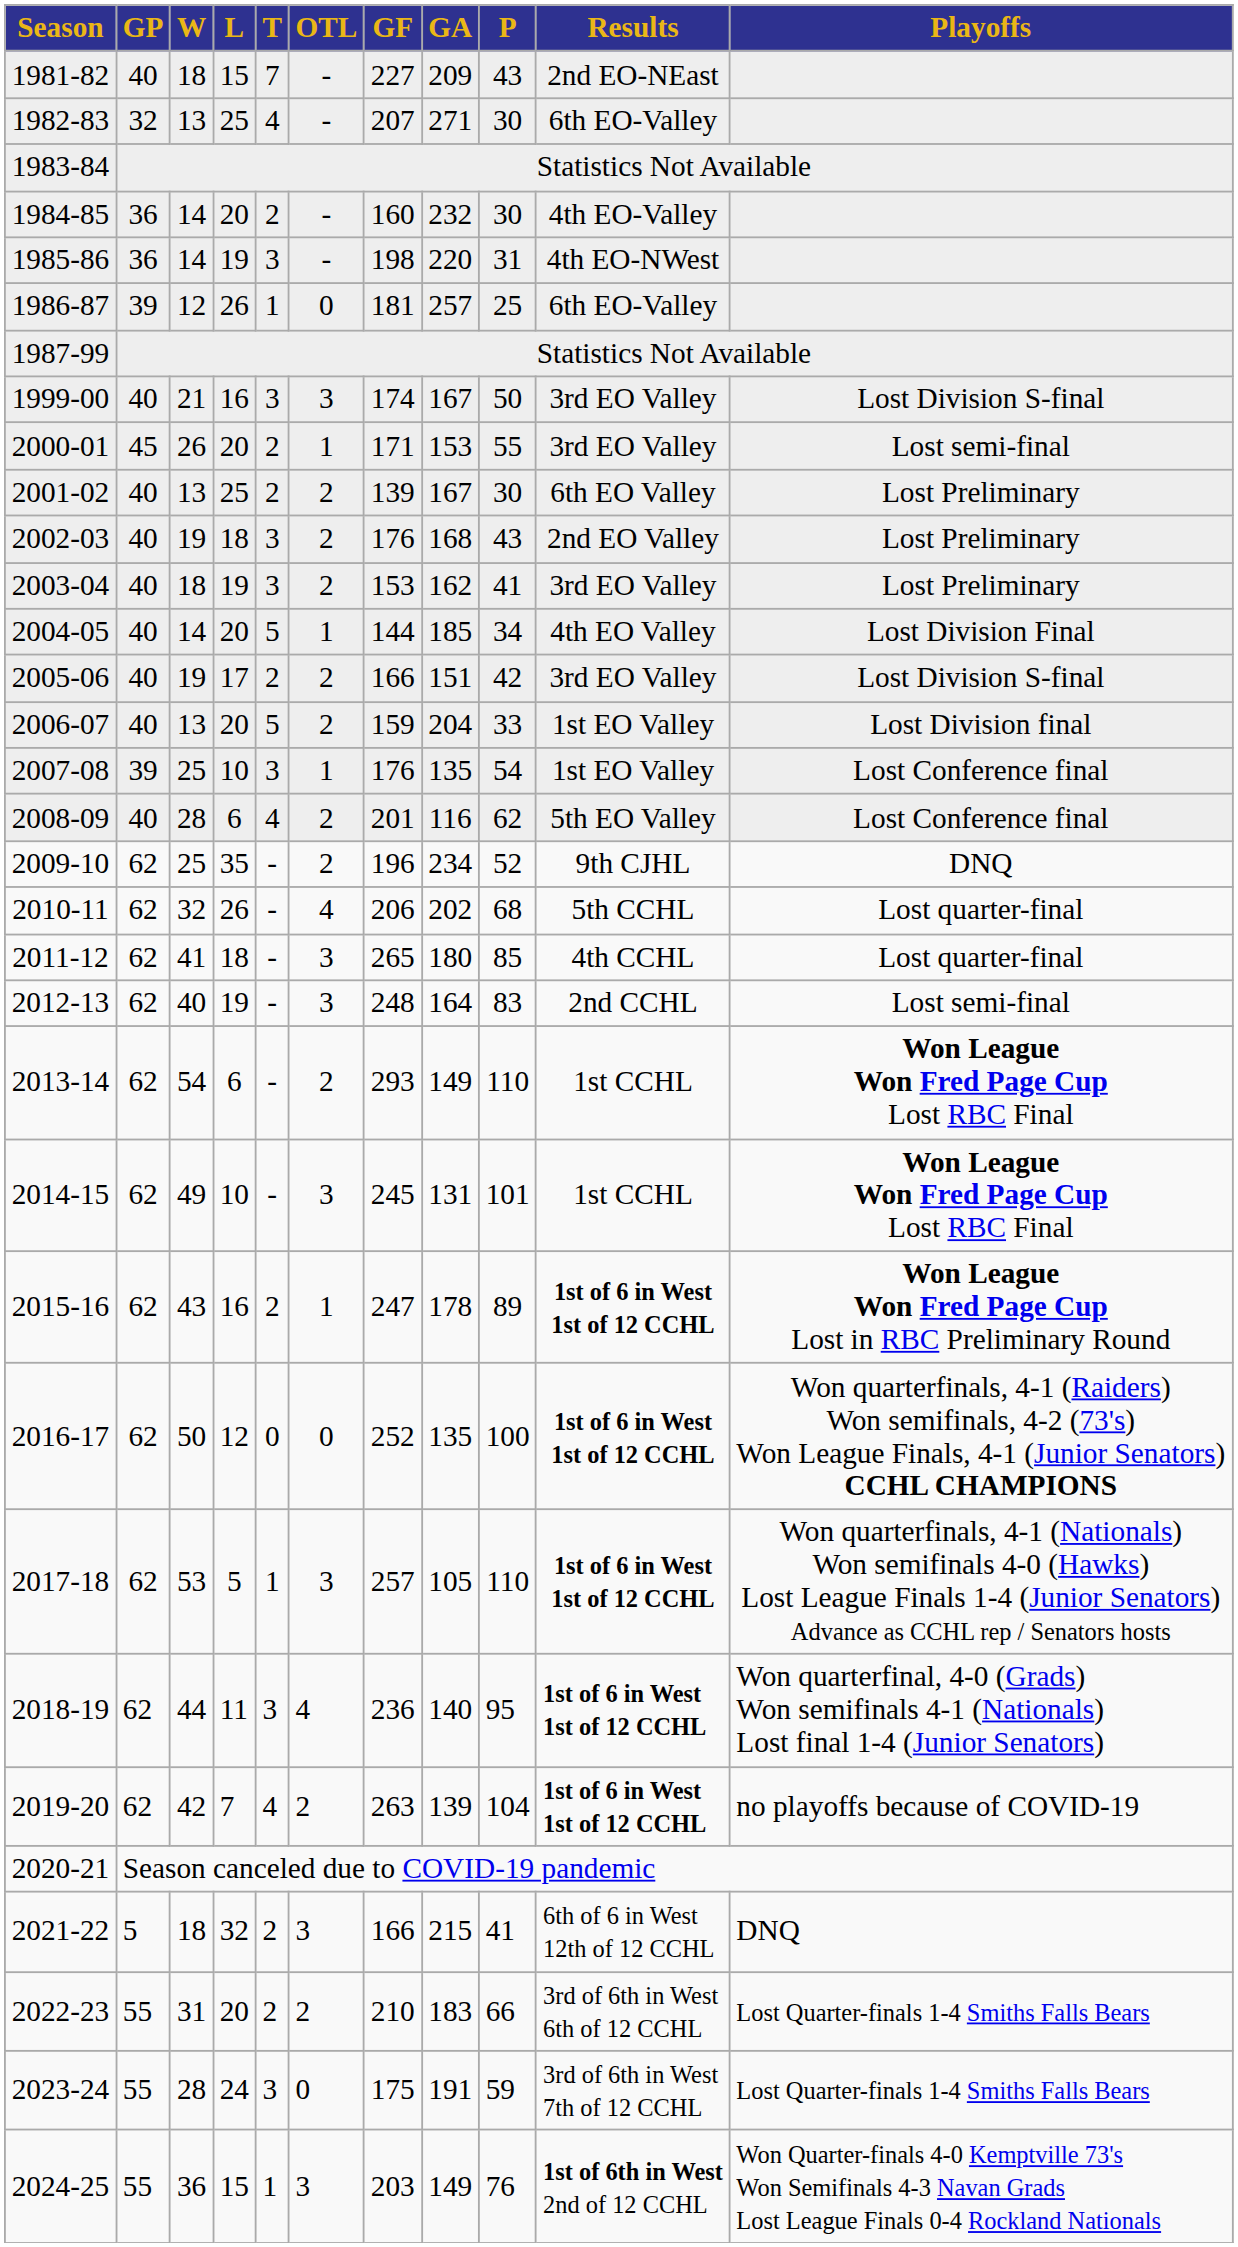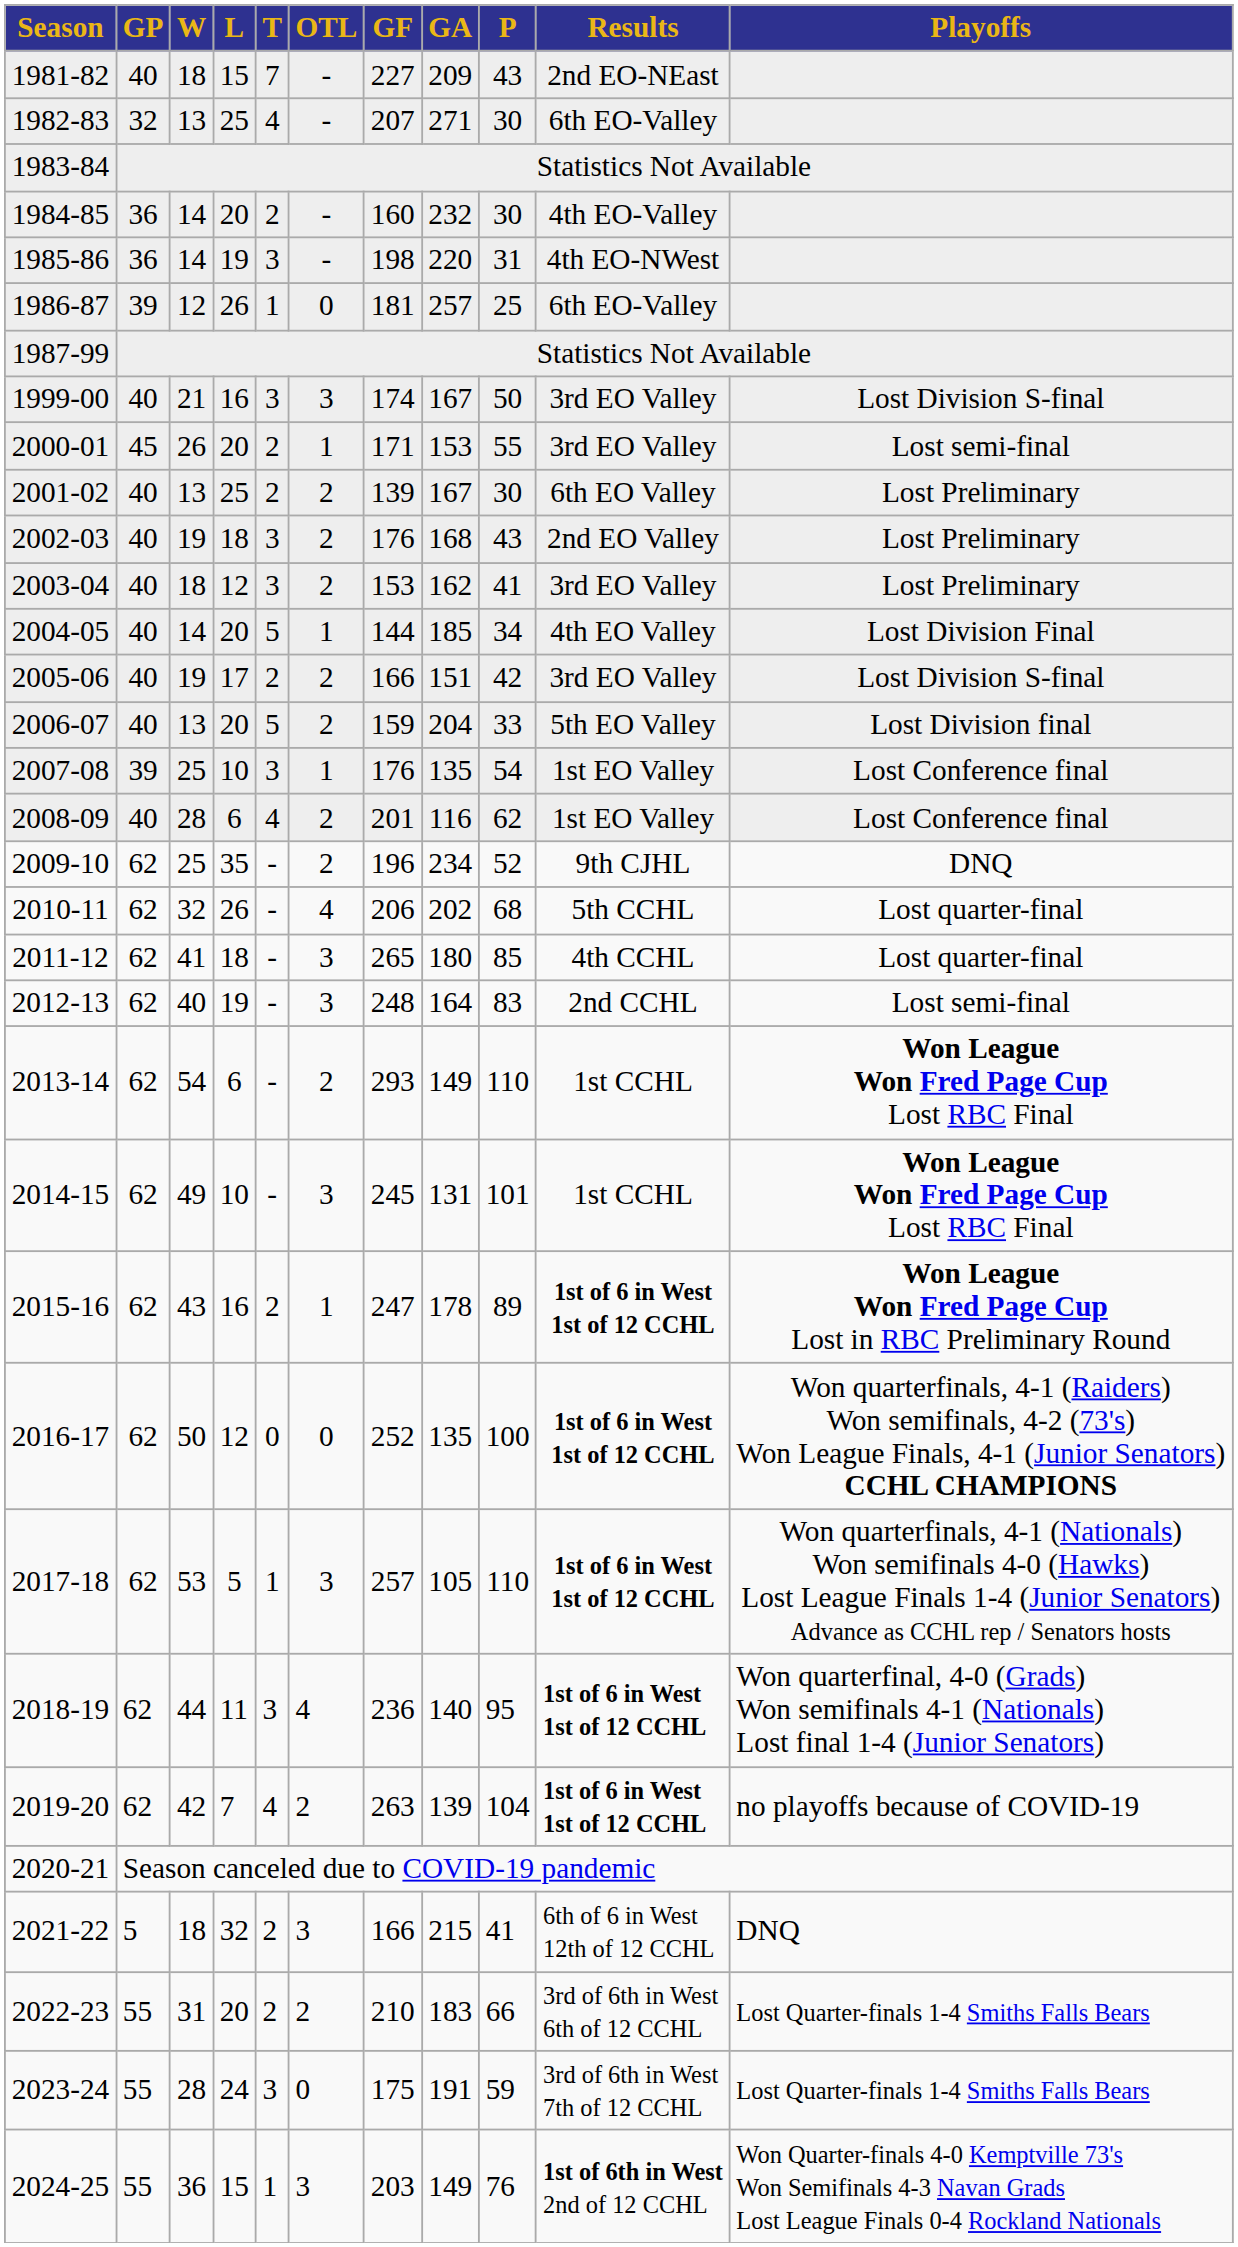(234, 584) 19 -> (234, 584) 12
(633, 724) 1st EO Valley -> (633, 724) 5th EO Valley
(633, 817) 5th EO Valley -> (633, 817) 1st EO Valley
